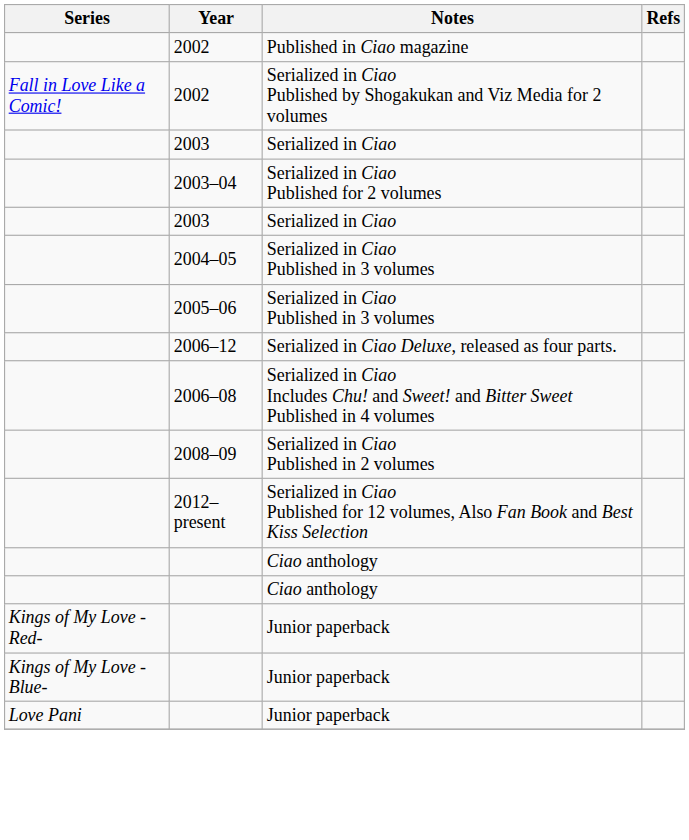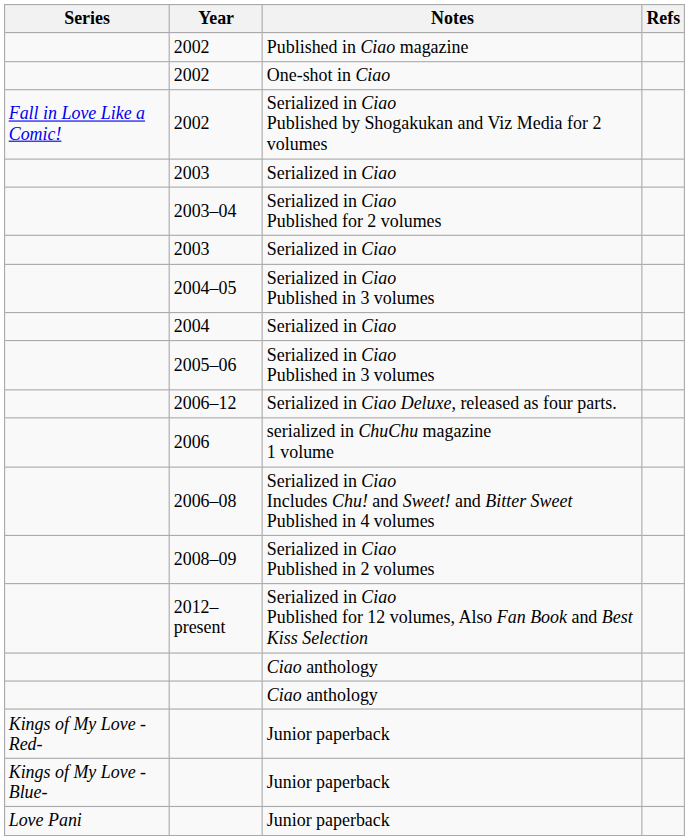+ row: (192, 75)
+ row: (192, 326)
+ row: (192, 442)
